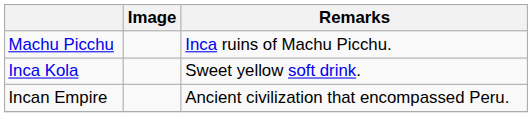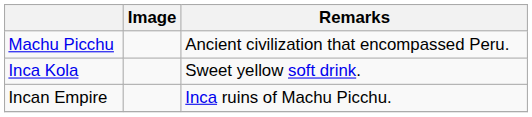(288, 44) Inca ruins of Machu Picchu. -> (347, 44) Ancient civilization that encompassed Peru.
(347, 97) Ancient civilization that encompassed Peru. -> (288, 97) Inca ruins of Machu Picchu.
